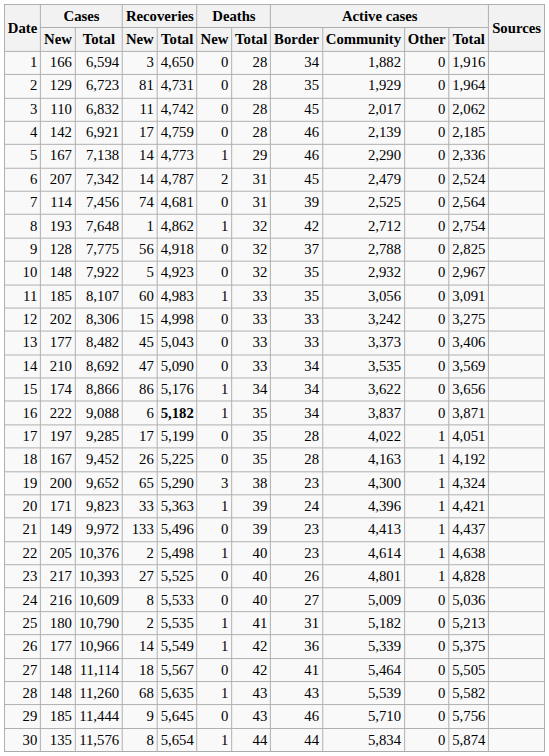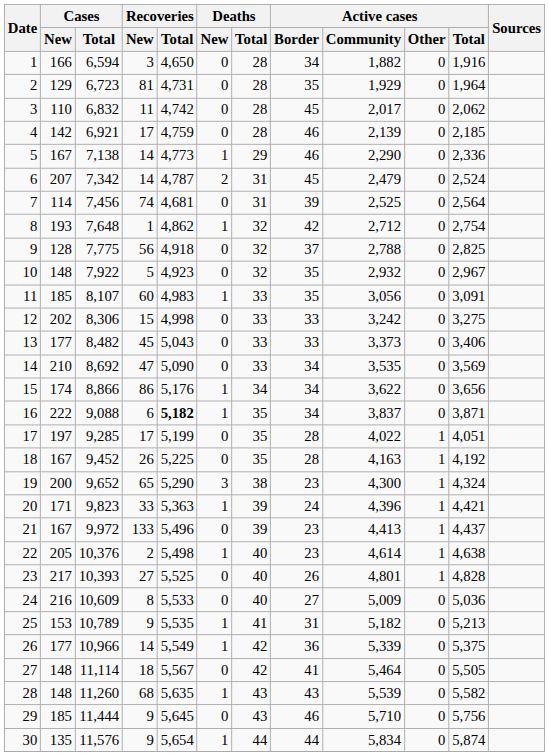(61, 529) 149 -> (61, 529) 167
(61, 623) 180 -> (61, 623) 153
(99, 623) 10,790 -> (99, 623) 10,789
(150, 623) 2 -> (150, 623) 9
(150, 739) 8 -> (150, 739) 9
